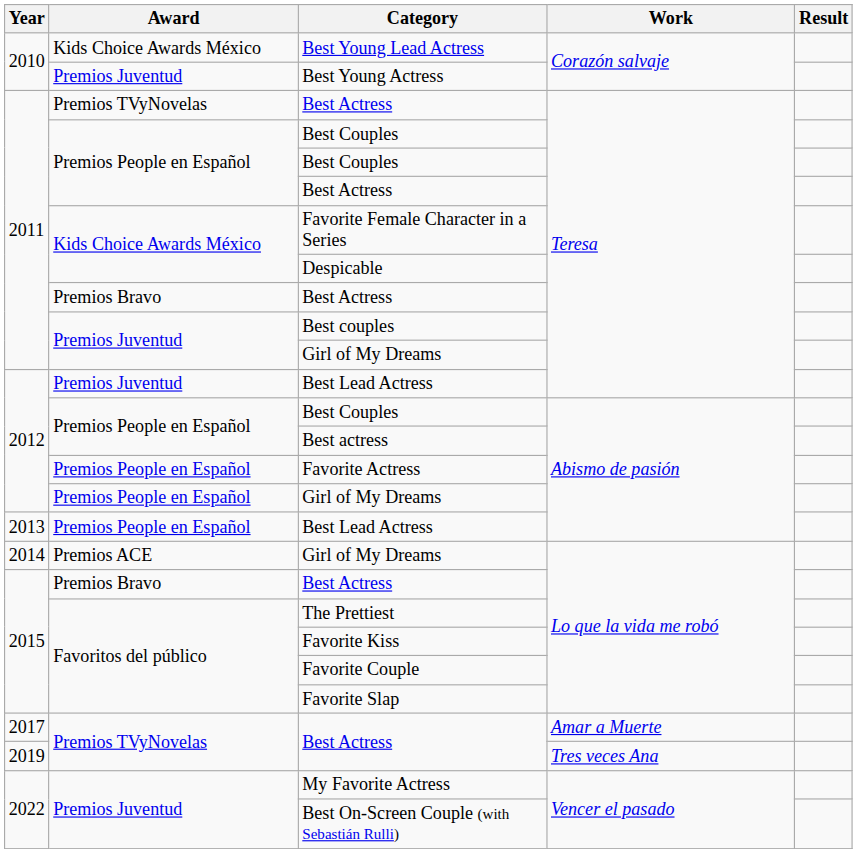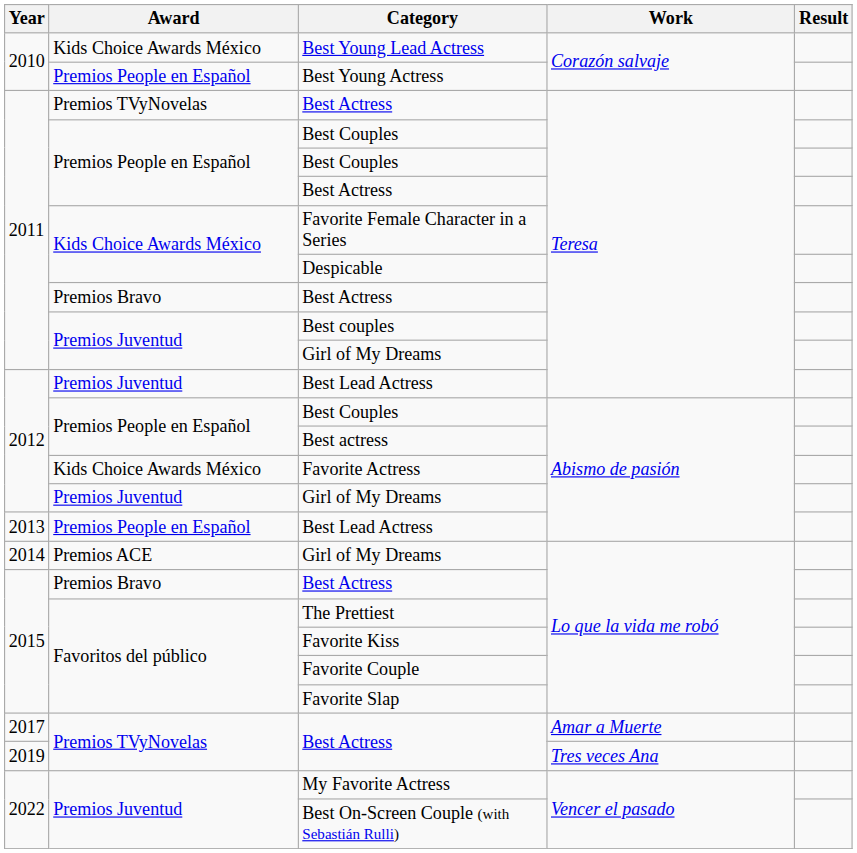(118, 76) Premios Juventud -> (152, 76) Premios People en Español
(152, 469) Premios People en Español -> (157, 469) Kids Choice Awards México
(152, 497) Premios People en Español -> (118, 497) Premios Juventud
